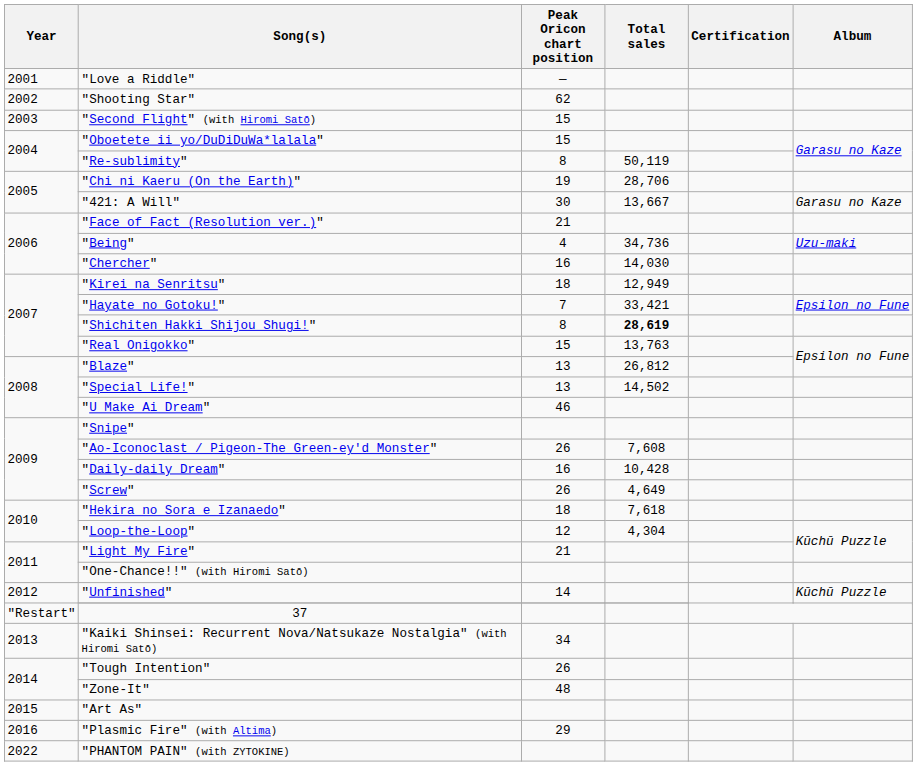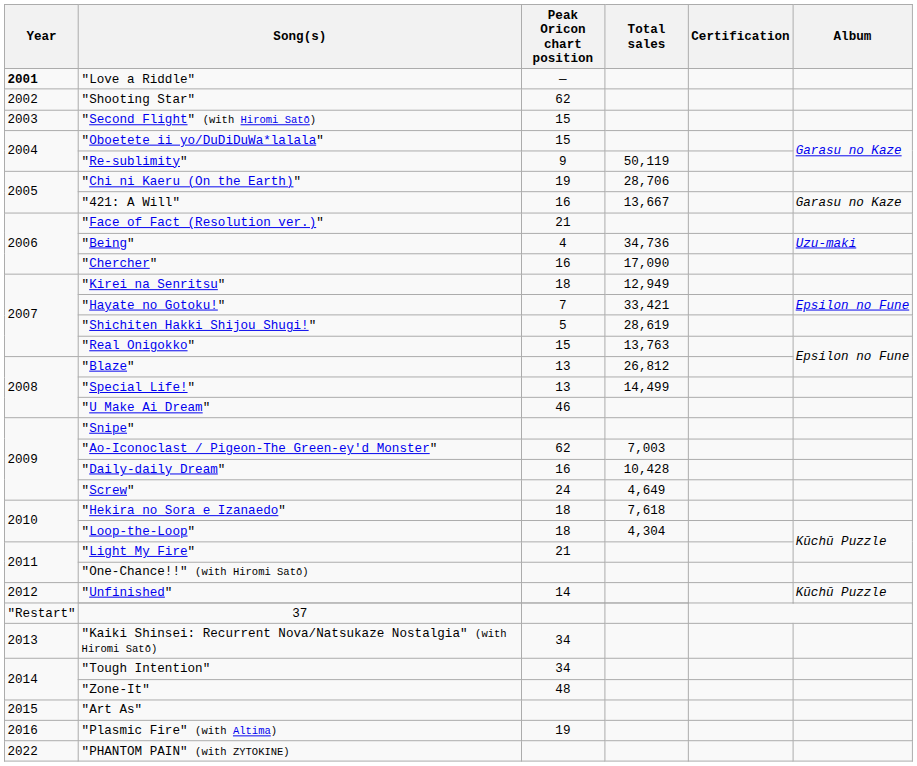(23, 79) normal -> (23, 79) bold
(563, 161) 8 -> (563, 161) 9
(563, 202) 30 -> (563, 202) 16
(647, 264) 14,030 -> (647, 264) 17,090
(563, 326) 8 -> (563, 326) 5
(647, 326) bold -> (647, 326) normal
(647, 387) 14,502 -> (647, 387) 14,499
(563, 449) 26 -> (563, 449) 62
(646, 449) 7,608 -> (646, 449) 7,003
(563, 490) 26 -> (563, 490) 24
(563, 531) 12 -> (563, 531) 18
(563, 669) 26 -> (563, 669) 34
(563, 731) 29 -> (563, 731) 19
